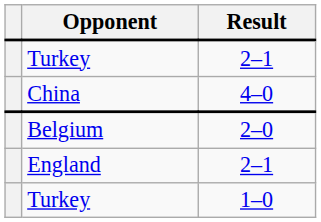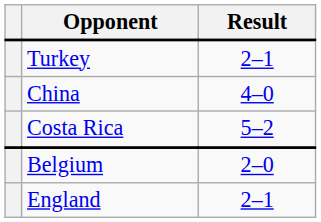+ row: (75, 128)
- row: (59, 199)
